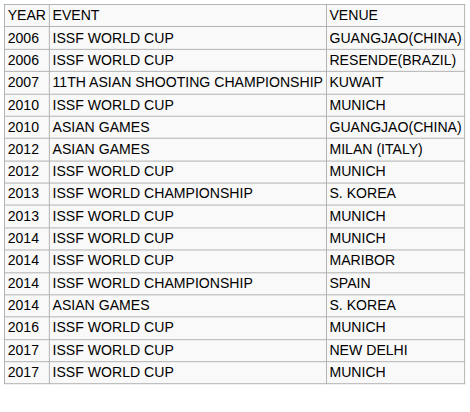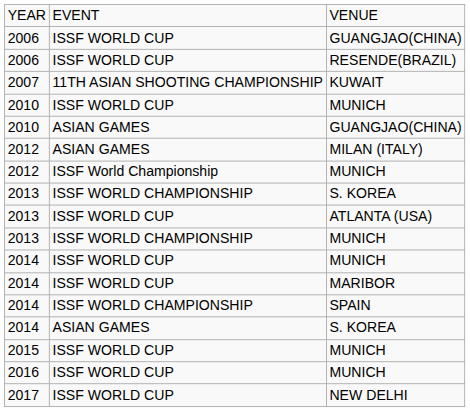(113, 171) ISSF WORLD CUP -> (135, 171) ISSF World Championship
+ row: (23, 216)
(113, 216) ISSF WORLD CUP -> (153, 238) ISSF WORLD CHAMPIONSHIP
+ row: (23, 350)
- row: (23, 372)
